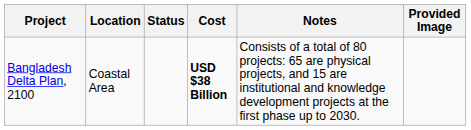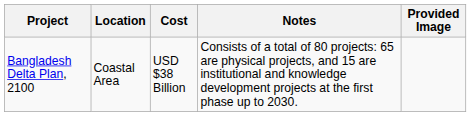- column: (166, 20)
(209, 81) bold -> (169, 74) normal
